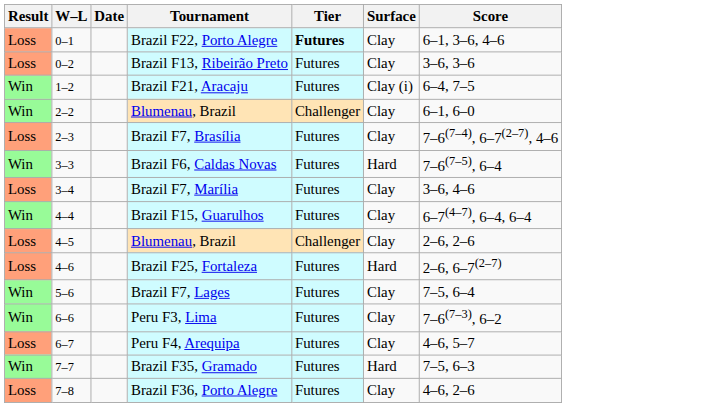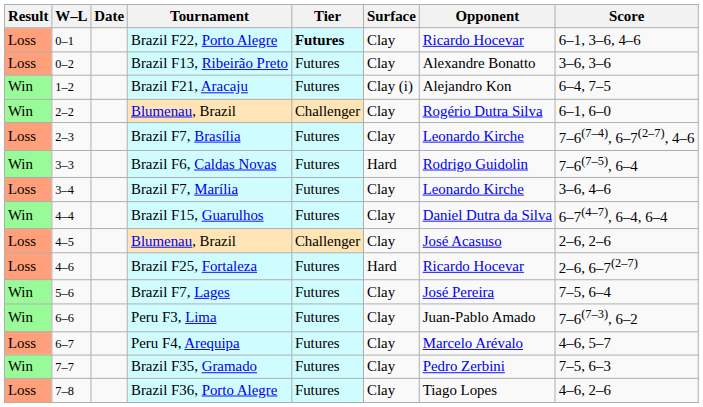+ column: (487, 16)
(382, 366) Hard -> (381, 366) Clay
